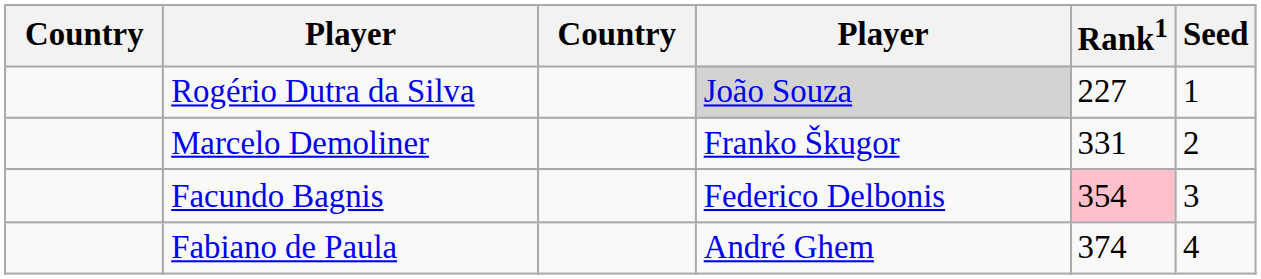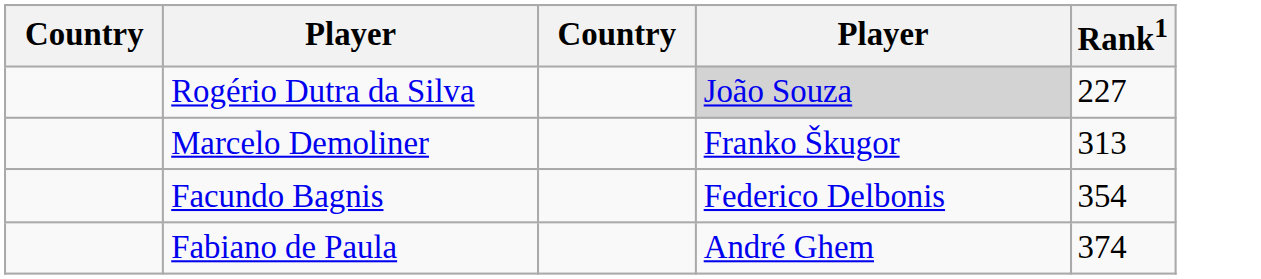- column: (1216, 34)
(1102, 143) 331 -> (1102, 143) 313
(1102, 195) pink background -> (1102, 195) no background
